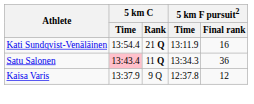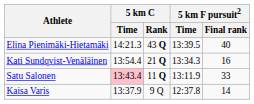+ row: (58, 45)
(185, 45) 13:11.9 -> (186, 61) 13:34.3
(185, 61) 13:34.3 -> (186, 76) 13:11.9
(224, 61) 36 -> (226, 76) 33
(224, 76) 12 -> (226, 92) 14
